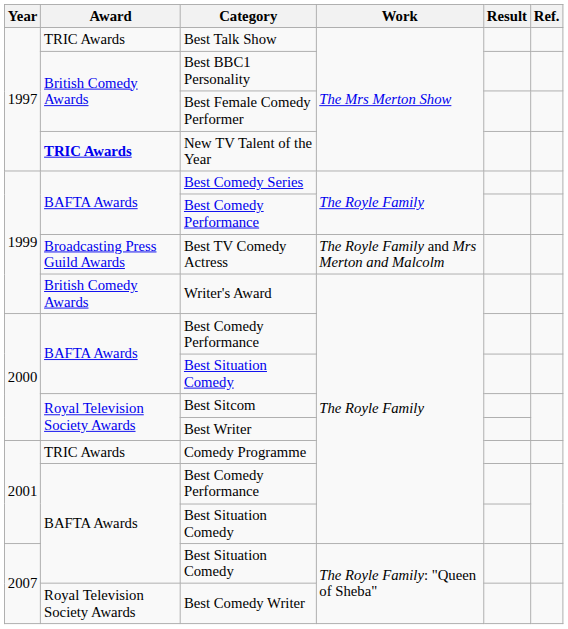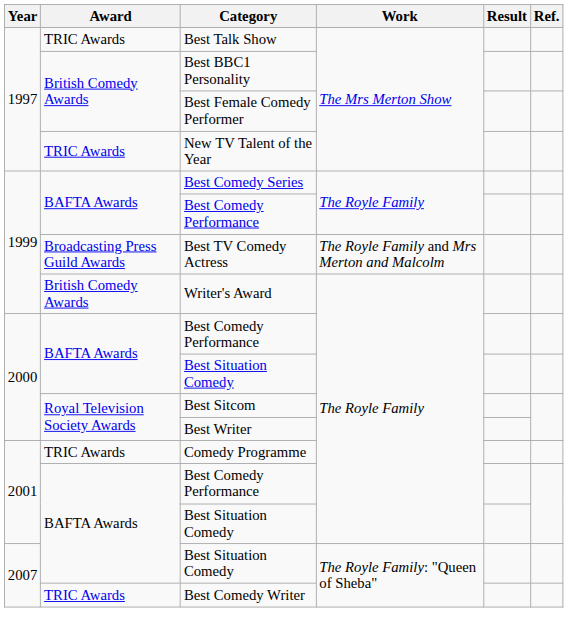(88, 150) bold -> (84, 150) normal
(94, 603) Royal Television Society Awards -> (84, 595) TRIC Awards
